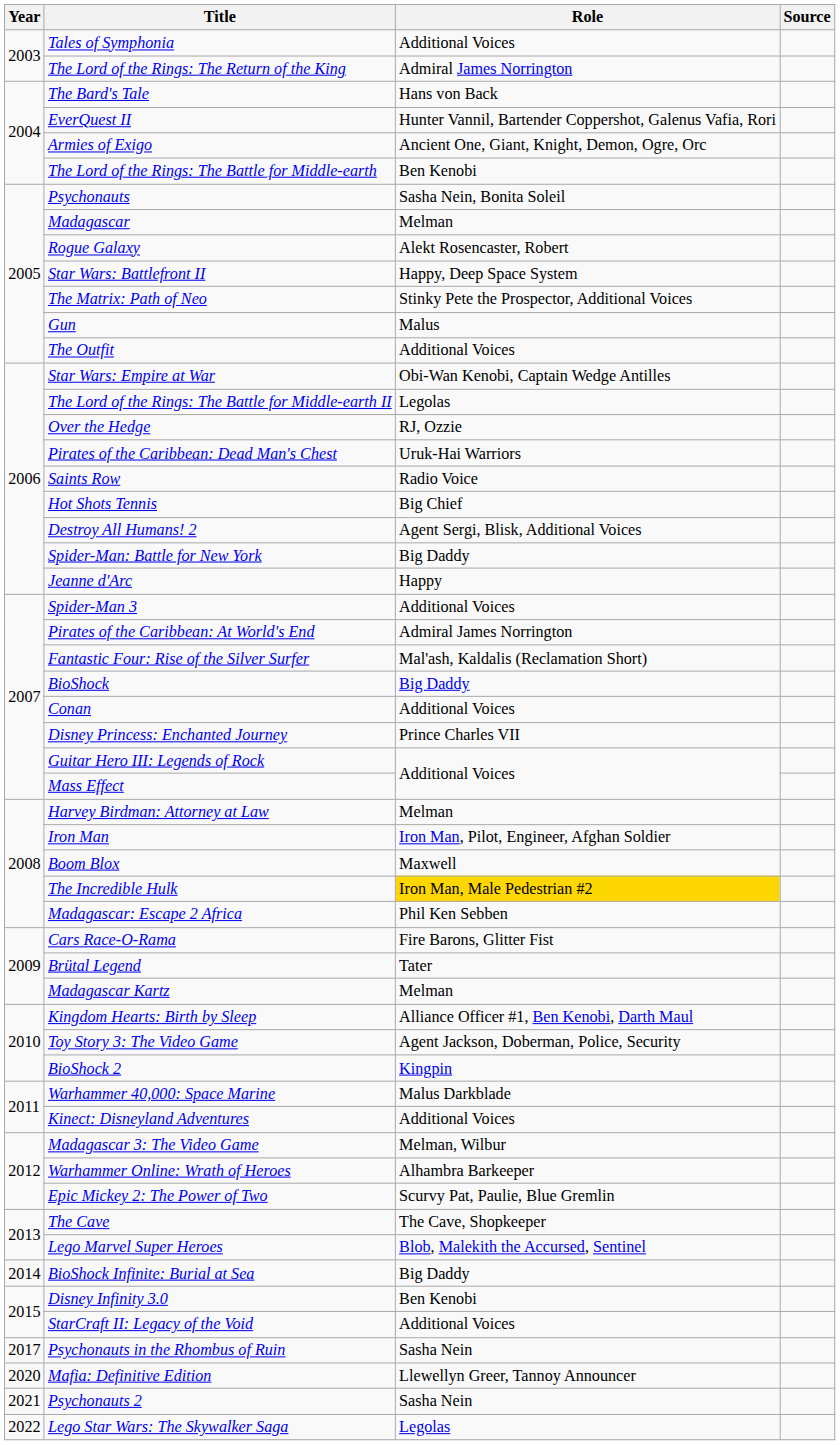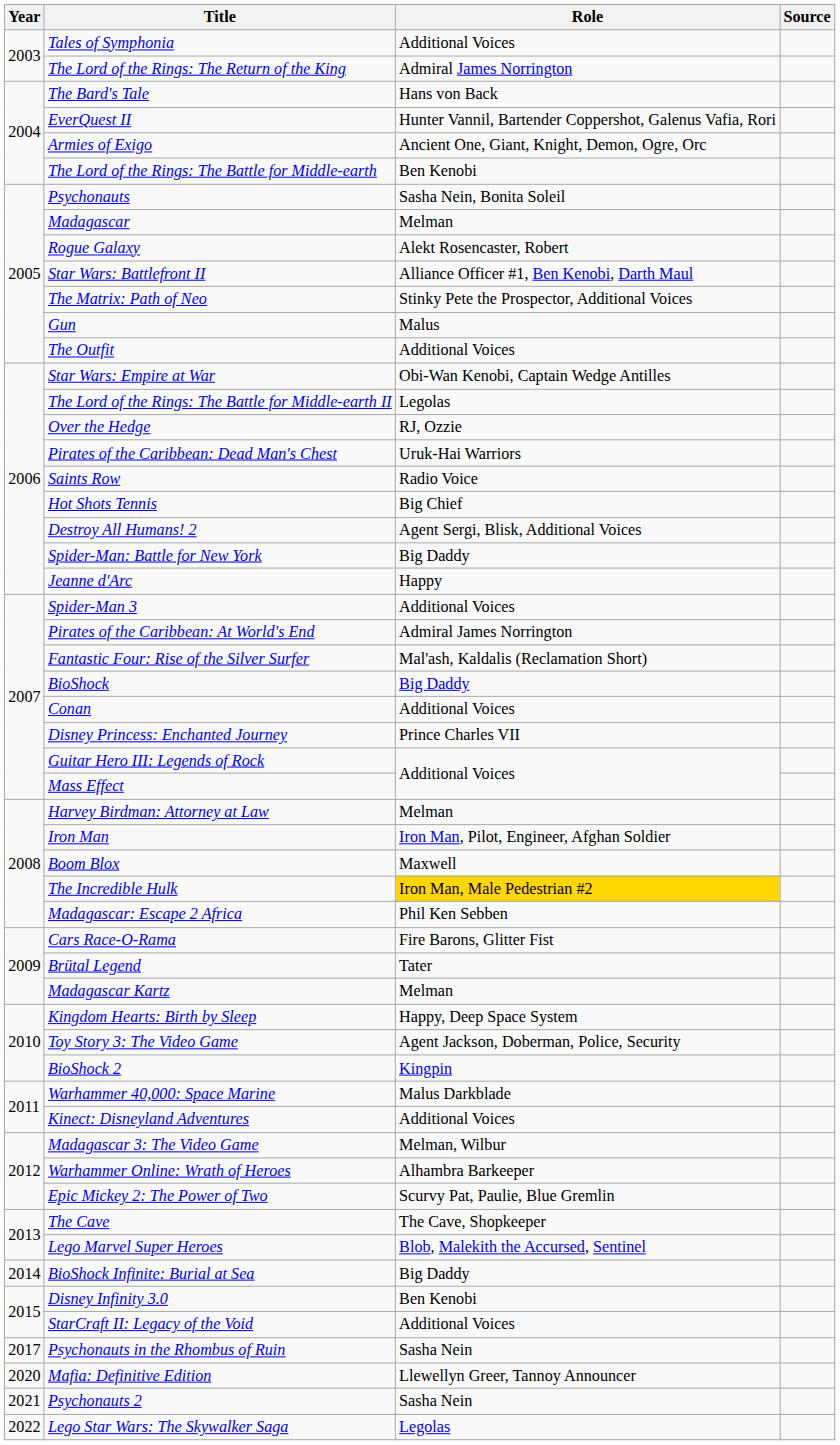(488, 273) Happy, Deep Space System -> (546, 273) Alliance Officer #1, Ben Kenobi, Darth Maul
(546, 1016) Alliance Officer #1, Ben Kenobi, Darth Maul -> (488, 1016) Happy, Deep Space System
